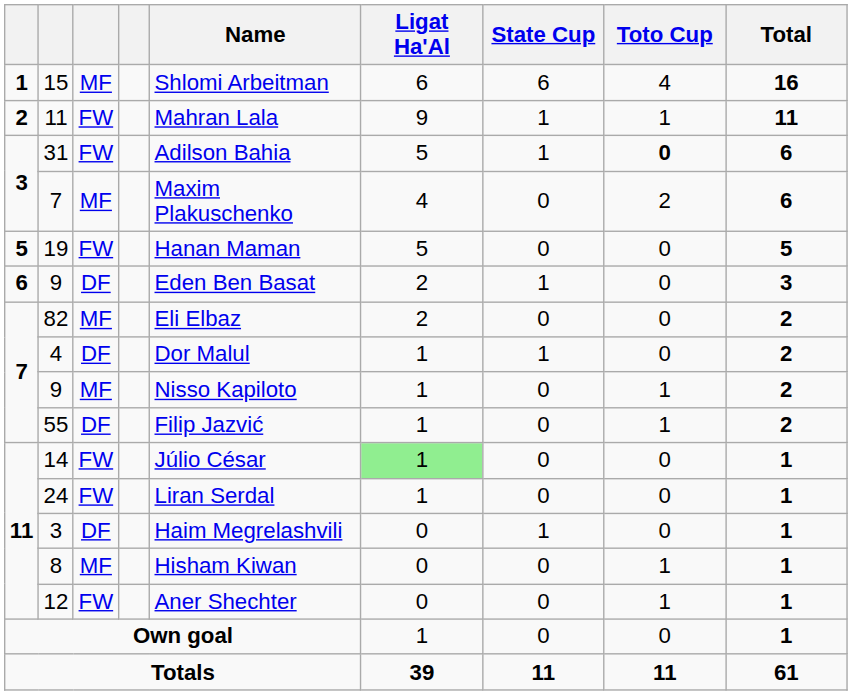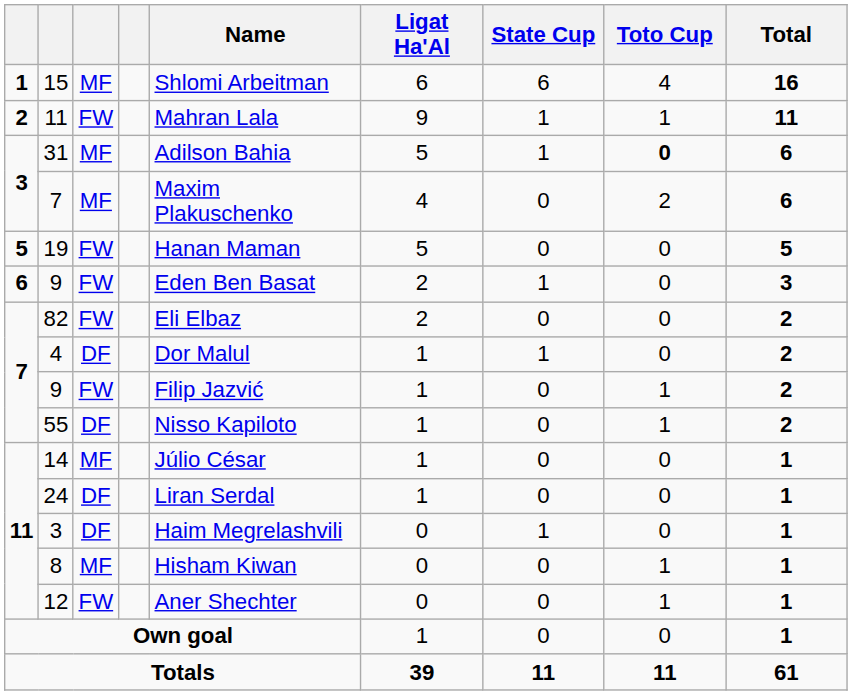(96, 152) FW -> (96, 152) MF
(96, 283) DF -> (96, 283) FW
(96, 319) MF -> (96, 319) FW
(96, 389) MF -> (96, 389) FW
(226, 389) Nisso Kapiloto -> (209, 389) Filip Jazvić
(209, 424) Filip Jazvić -> (226, 424) Nisso Kapiloto
(96, 460) FW -> (96, 460) MF
(422, 460) lightgreen background -> (422, 460) no background
(96, 495) FW -> (96, 495) DF
